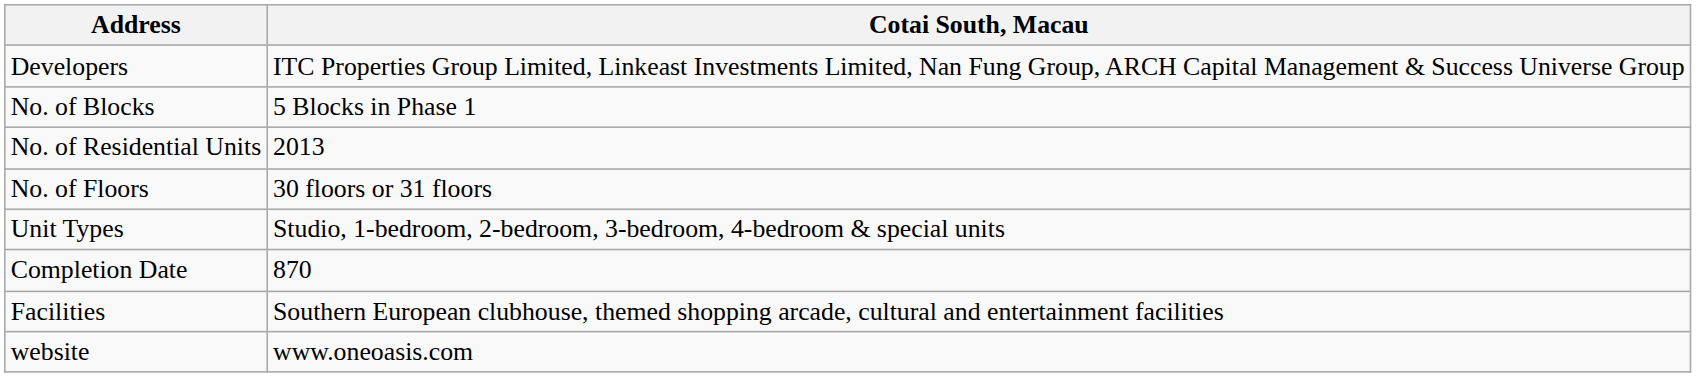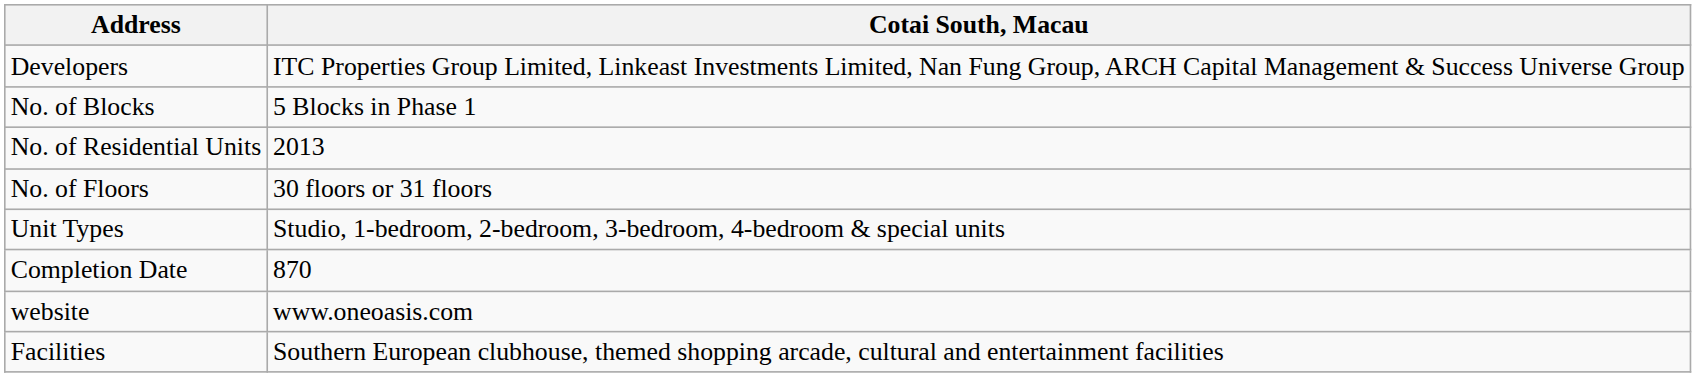rows swapped: (58, 310) <-> (50, 351)
